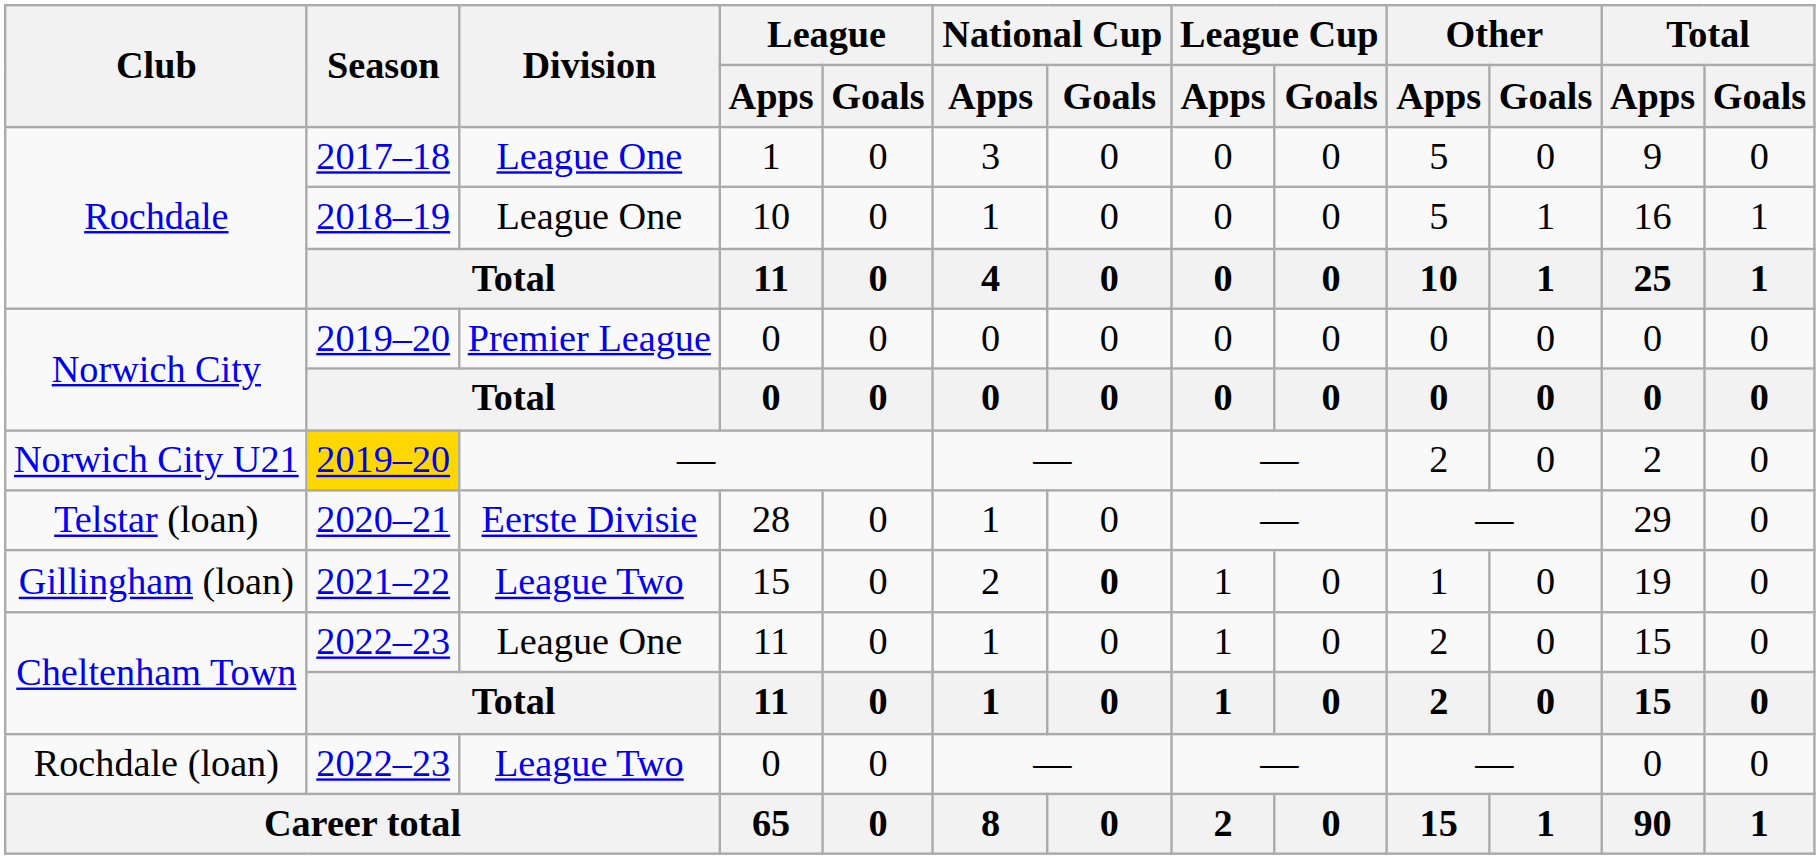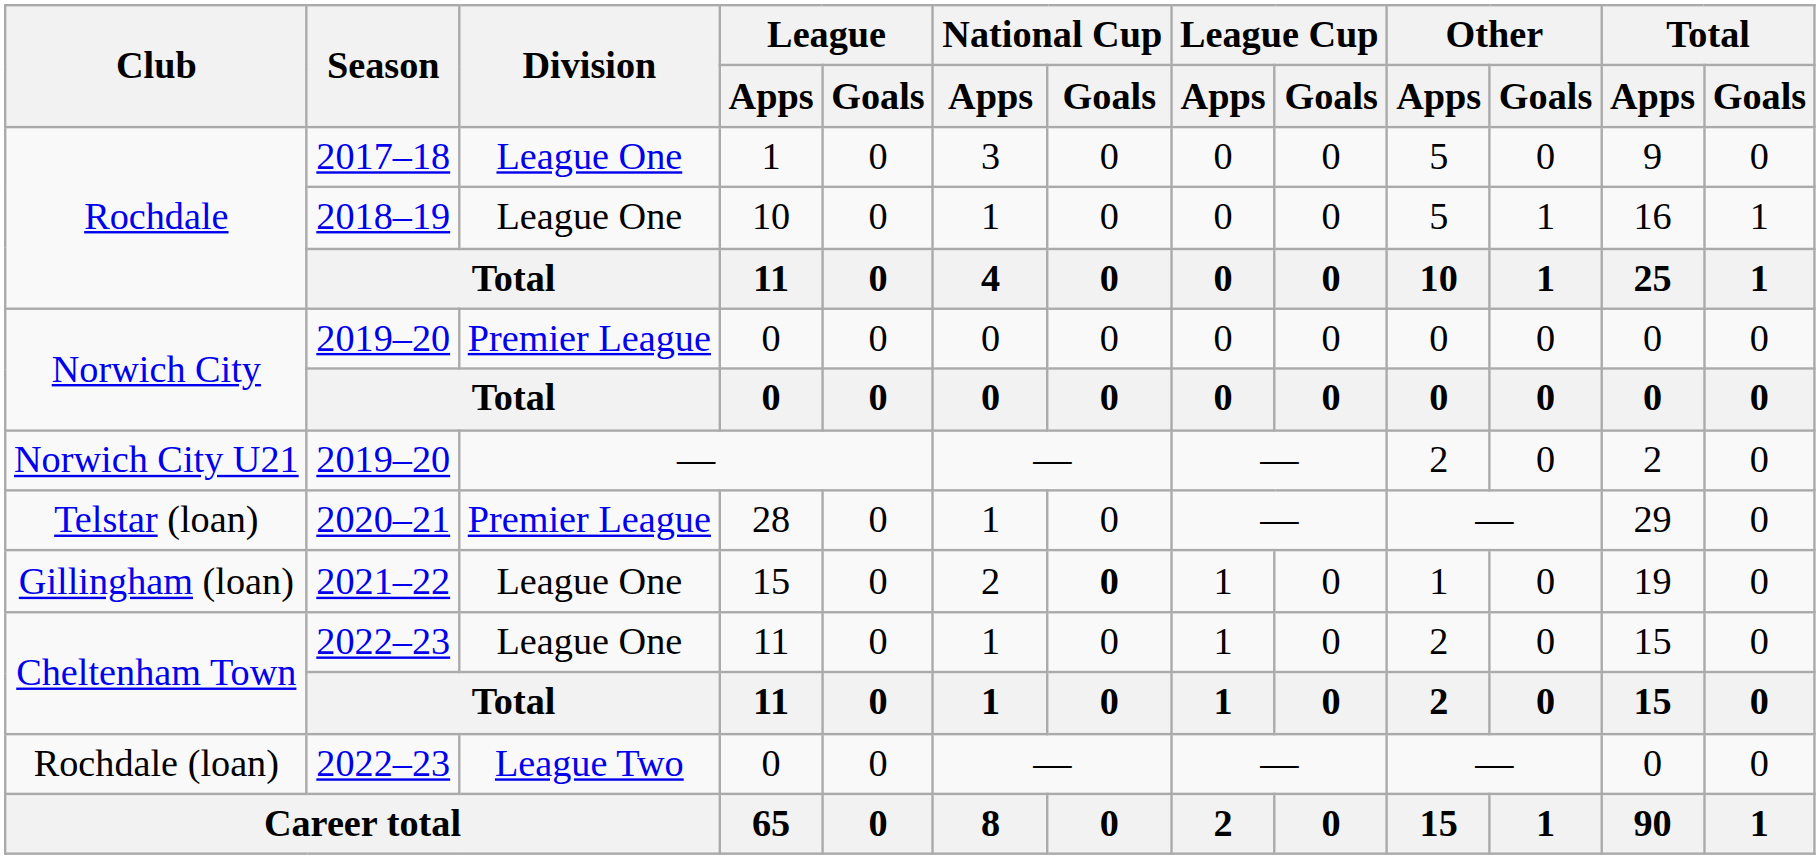(383, 459) gold background -> (383, 459) no background
(589, 519) Eerste Divisie -> (589, 519) Premier League
(589, 580) League Two -> (589, 580) League One
